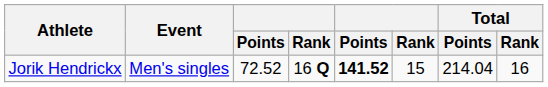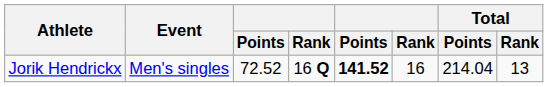(416, 69) 15 -> (416, 69) 16
(520, 69) 16 -> (520, 69) 13
